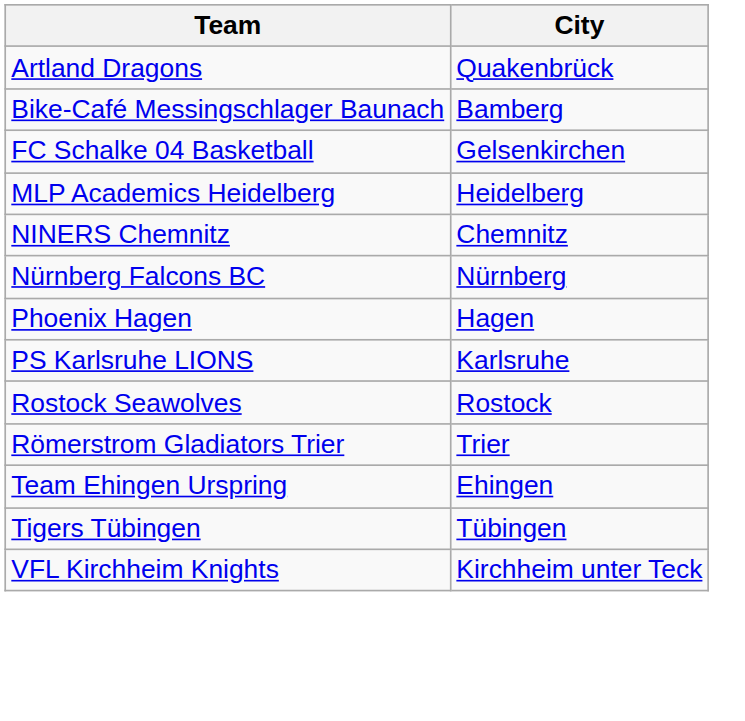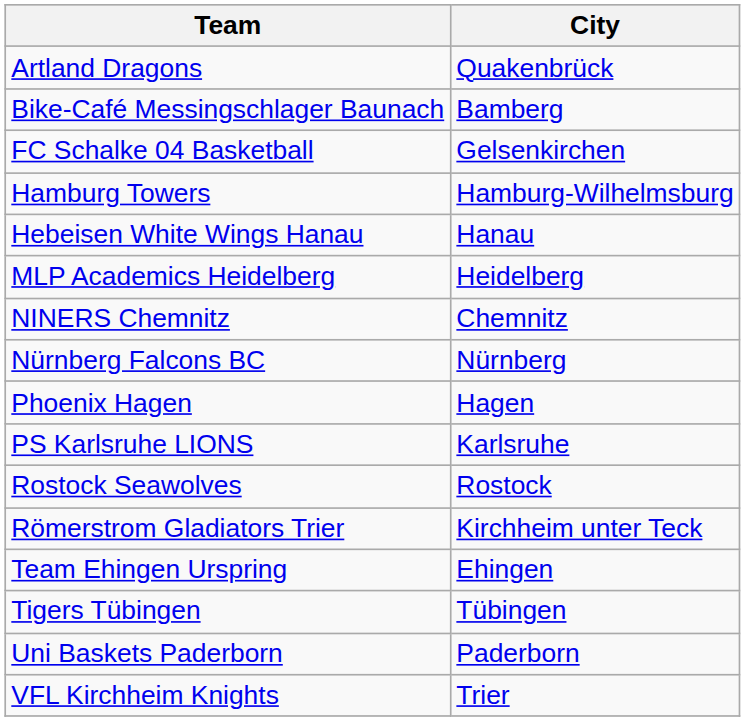+ row: (111, 192)
+ row: (187, 234)
(483, 444) Trier -> (579, 527) Kirchheim unter Teck
+ row: (147, 653)
(579, 569) Kirchheim unter Teck -> (483, 695) Trier
